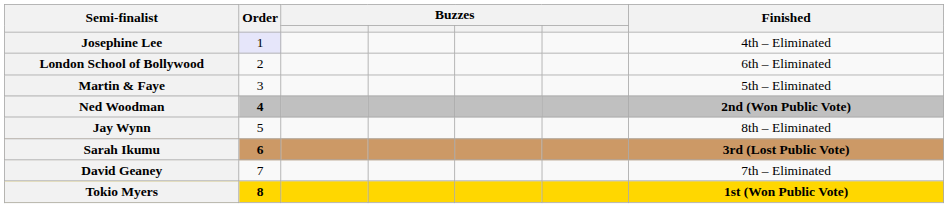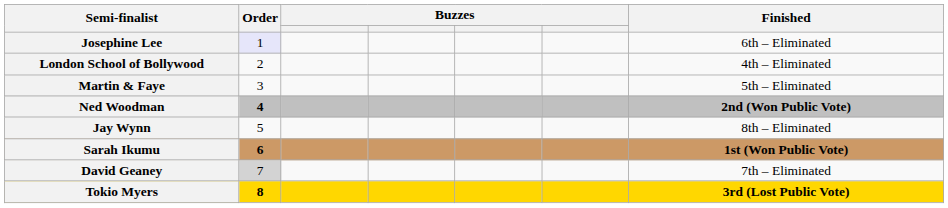(786, 42) 4th – Eliminated -> (786, 42) 6th – Eliminated
(786, 63) 6th – Eliminated -> (786, 63) 4th – Eliminated
(786, 149) 3rd (Lost Public Vote) -> (786, 149) 1st (Won Public Vote)
(260, 170) no background -> (260, 170) lightgrey background
(786, 191) 1st (Won Public Vote) -> (786, 191) 3rd (Lost Public Vote)
